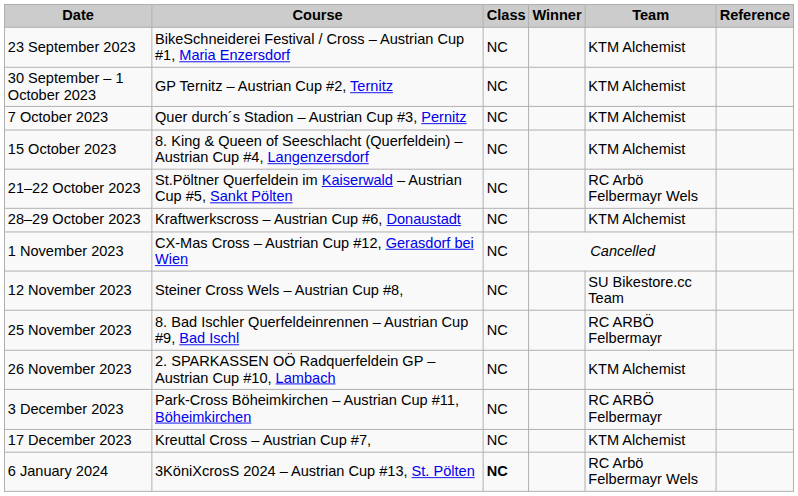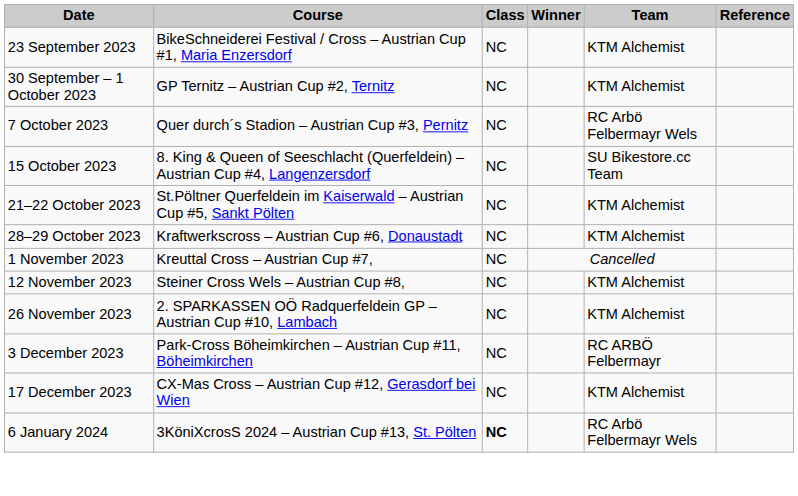(637, 118) KTM Alchemist -> (642, 126) RC Arbö Felbermayr Wels
(637, 149) KTM Alchemist -> (639, 165) SU Bikestore.cc Team
(643, 188) RC Arbö Felbermayr Wels -> (636, 205) KTM Alchemist
(314, 251) CX-Mas Cross – Austrian Cup #12, Gerasdorf bei Wien -> (265, 259) Kreuttal Cross – Austrian Cup #7,
(640, 290) SU Bikestore.cc Team -> (636, 282) KTM Alchemist
- row: (70, 330)
(263, 440) Kreuttal Cross – Austrian Cup #7, -> (316, 392) CX-Mas Cross – Austrian Cup #12, Gerasdorf bei Wien
